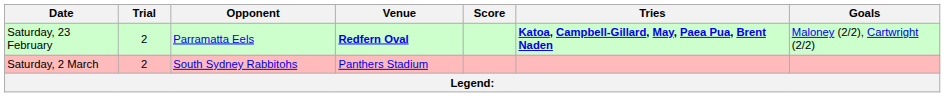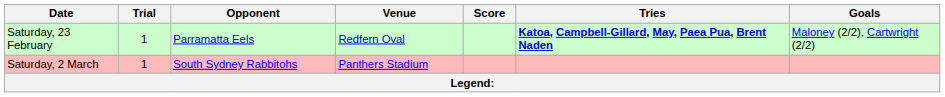(144, 39) 2 -> (144, 39) 1
(374, 39) bold -> (372, 39) normal
(144, 64) 2 -> (144, 64) 1
